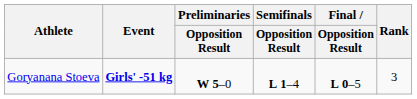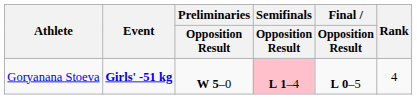(284, 84) no background -> (284, 84) pink background
(394, 76) 3 -> (394, 76) 4
